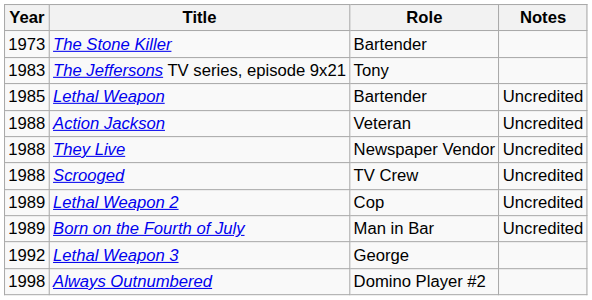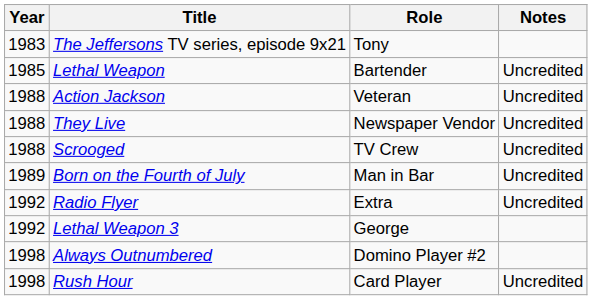- row: (112, 44)
- row: (116, 202)
+ row: (96, 202)
+ row: (93, 281)
